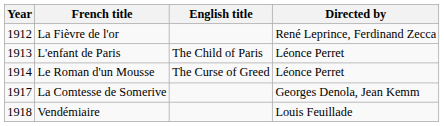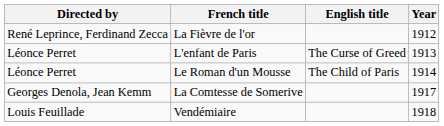columns swapped: (20, 14) <-> (356, 14)
(218, 53) The Child of Paris -> (357, 53) The Curse of Greed
(221, 72) The Curse of Greed -> (354, 72) The Child of Paris
